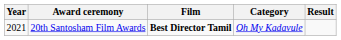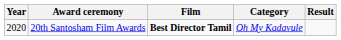(16, 27) 2021 -> (16, 27) 2020
